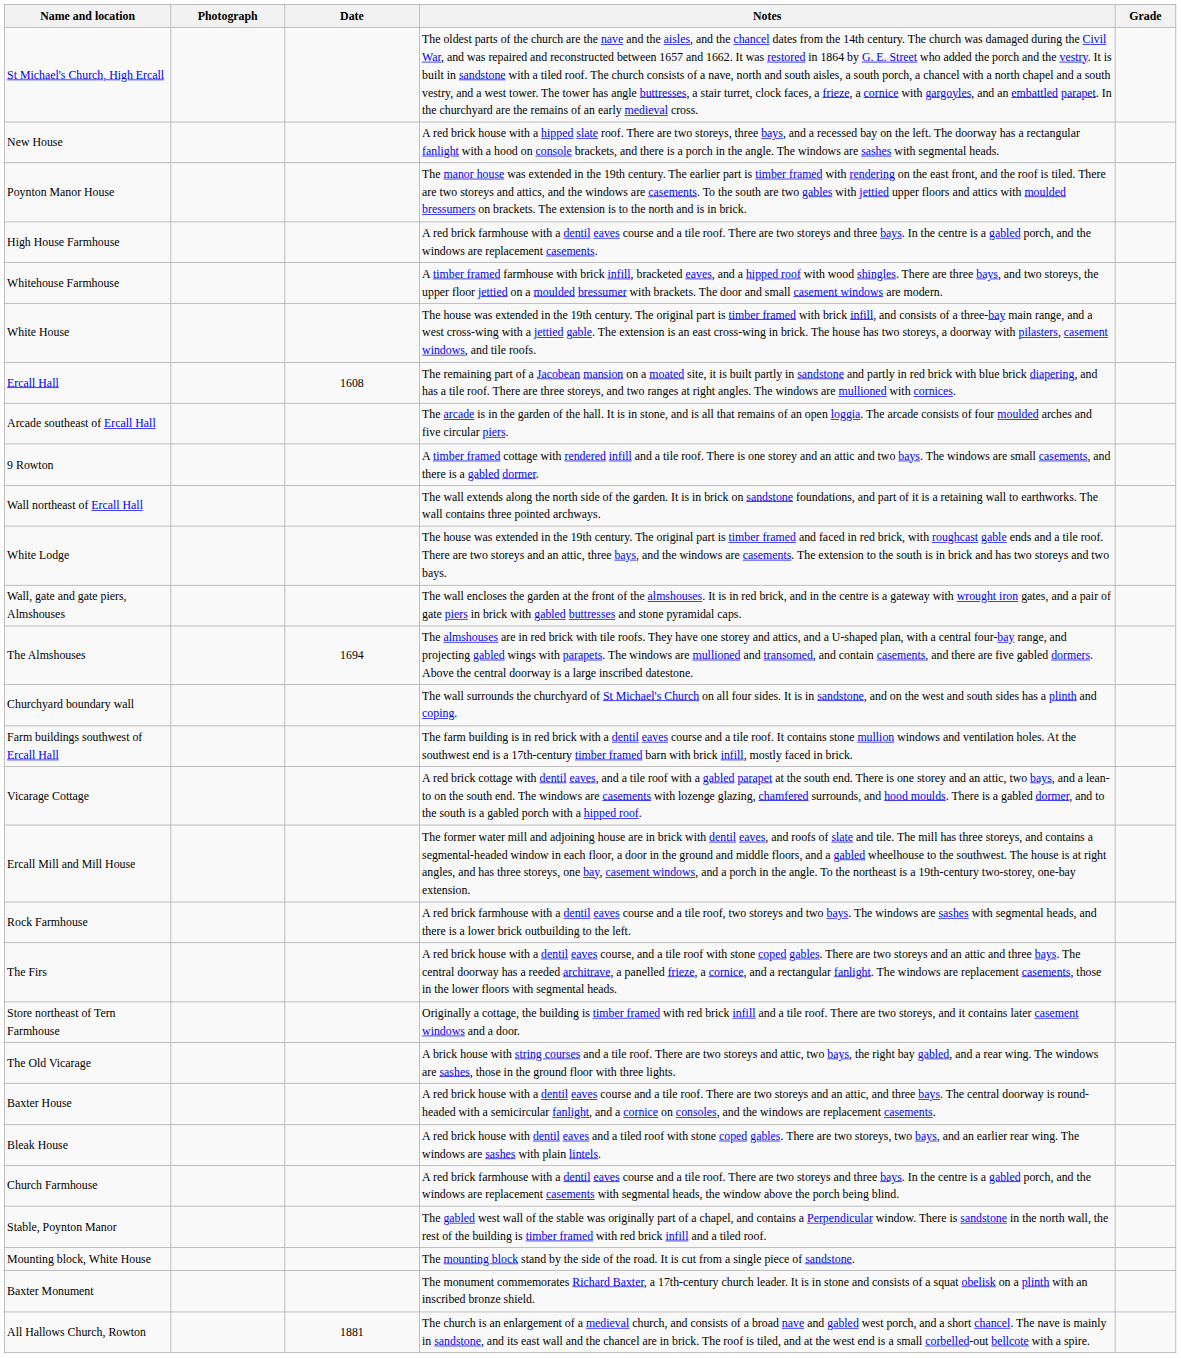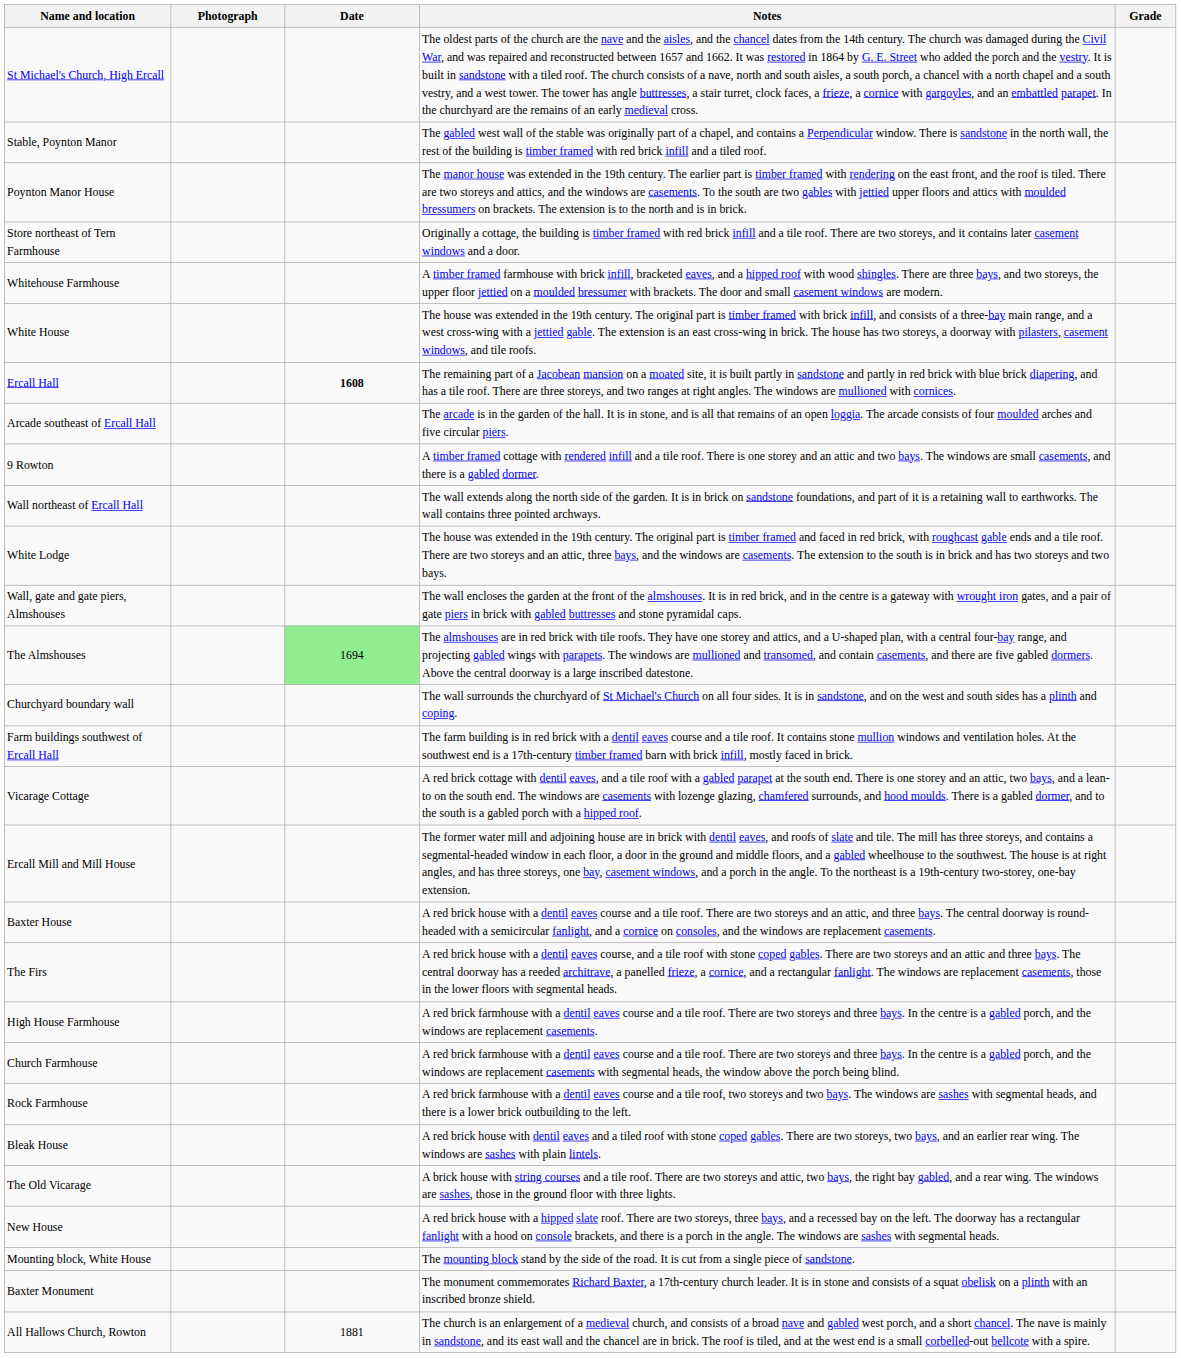rows swapped: (62, 1227) <-> (35, 142)
rows swapped: (61, 1022) <-> (63, 242)
(352, 382) normal -> (352, 382) bold
(352, 655) no background -> (352, 655) lightgreen background
rows swapped: (47, 922) <-> (39, 1104)
rows swapped: (49, 1063) <-> (52, 1186)
